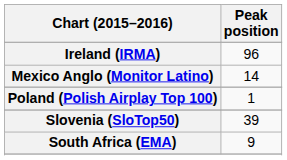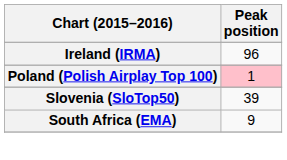- row: (113, 76)
(251, 98) no background -> (251, 76) pink background
